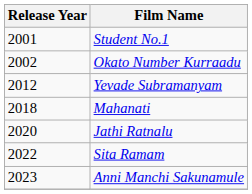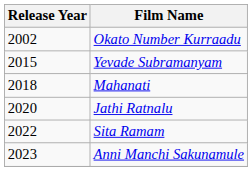- row: (131, 39)
(22, 85) 2012 -> (22, 62) 2015
